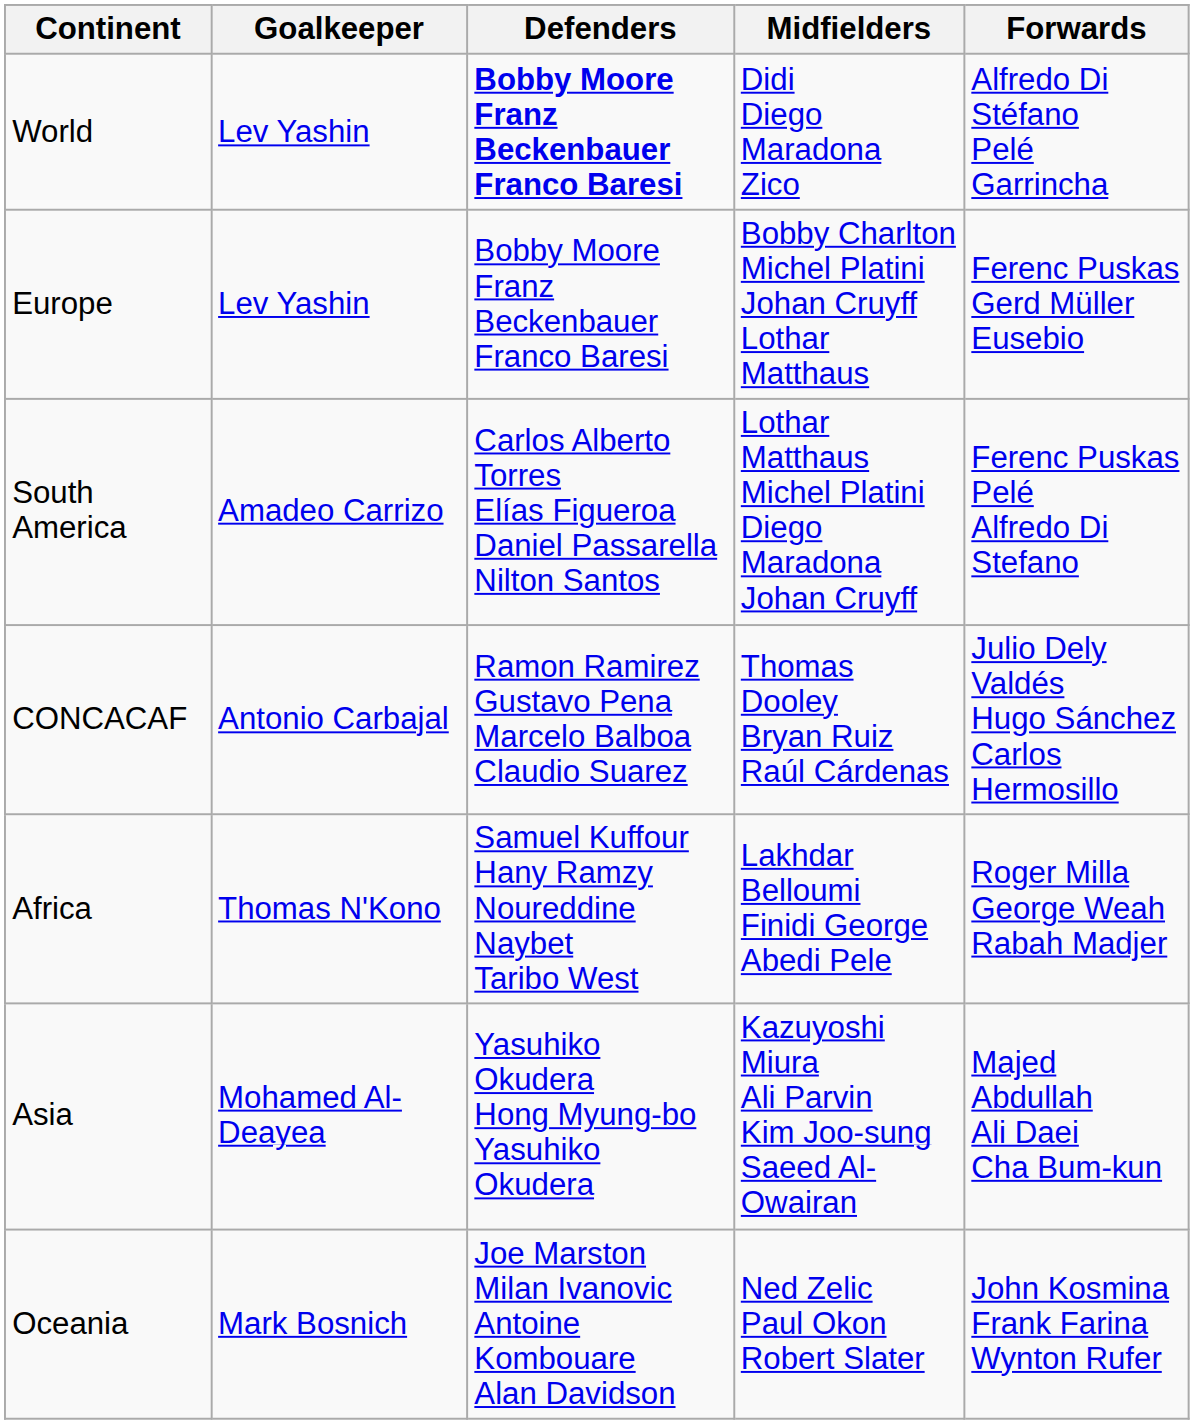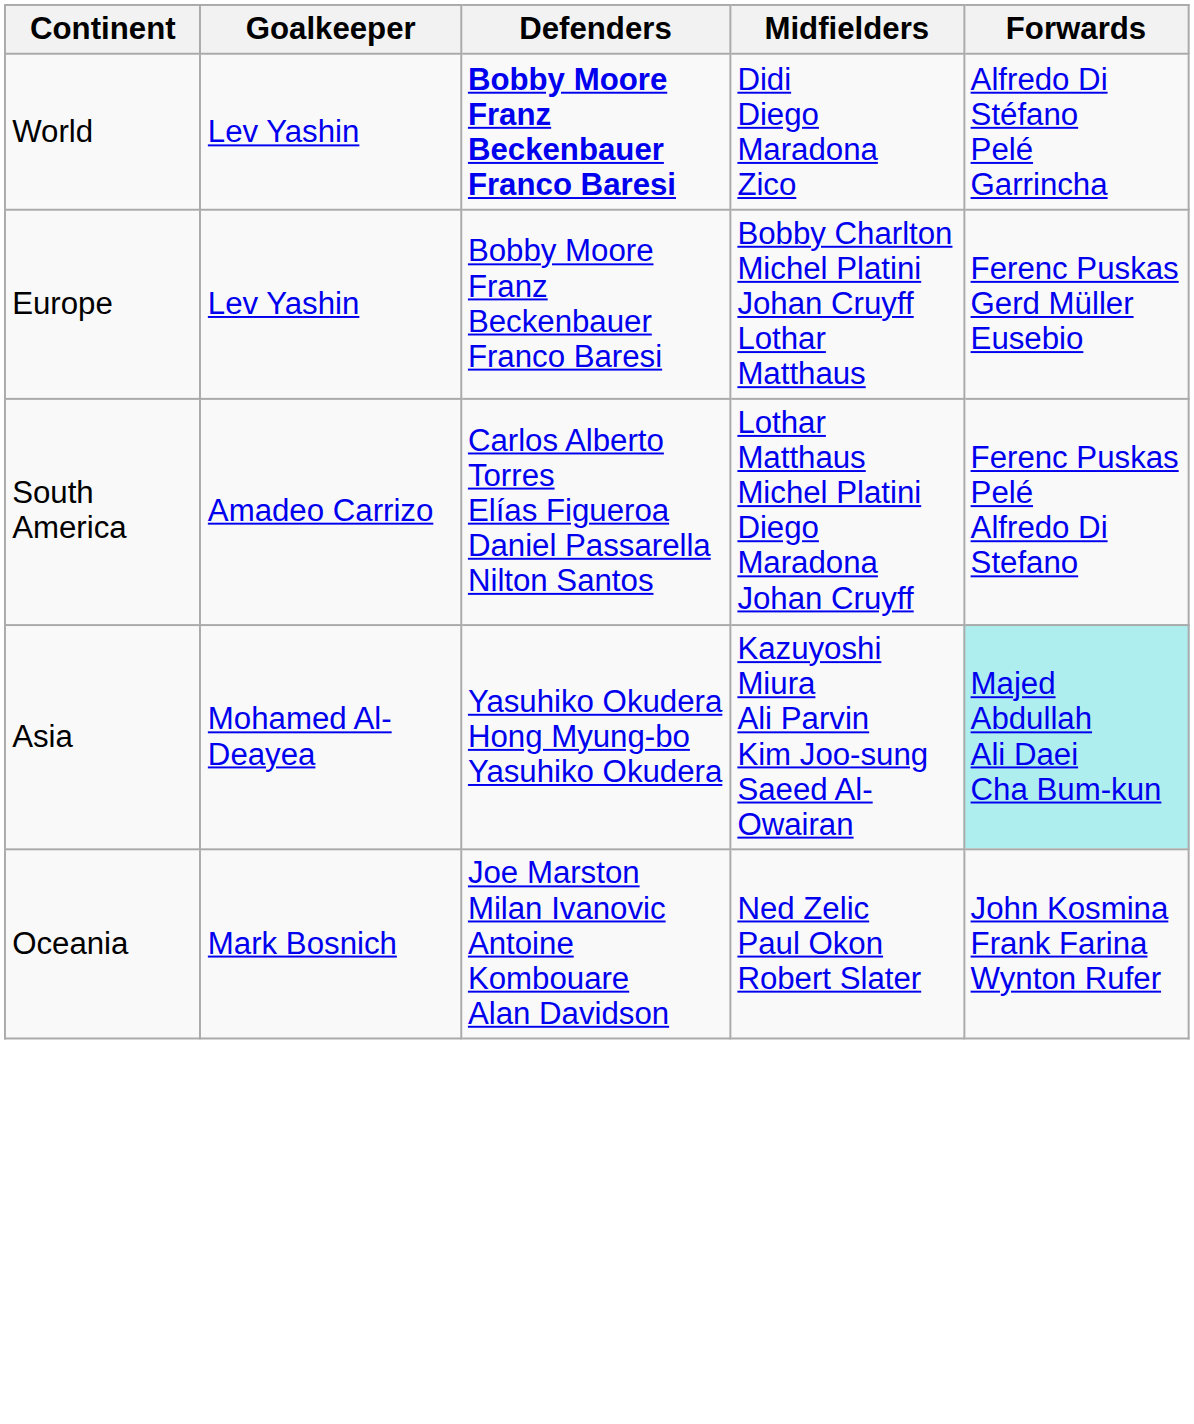- row: (100, 718)
- row: (52, 908)
(1067, 1115) no background -> (1066, 736) paleturquoise background
